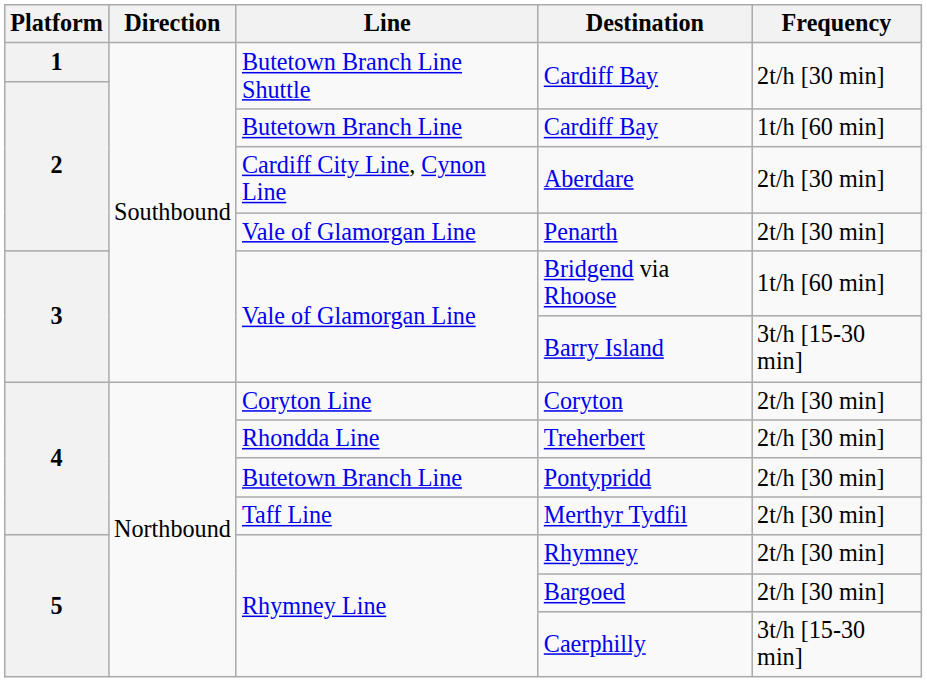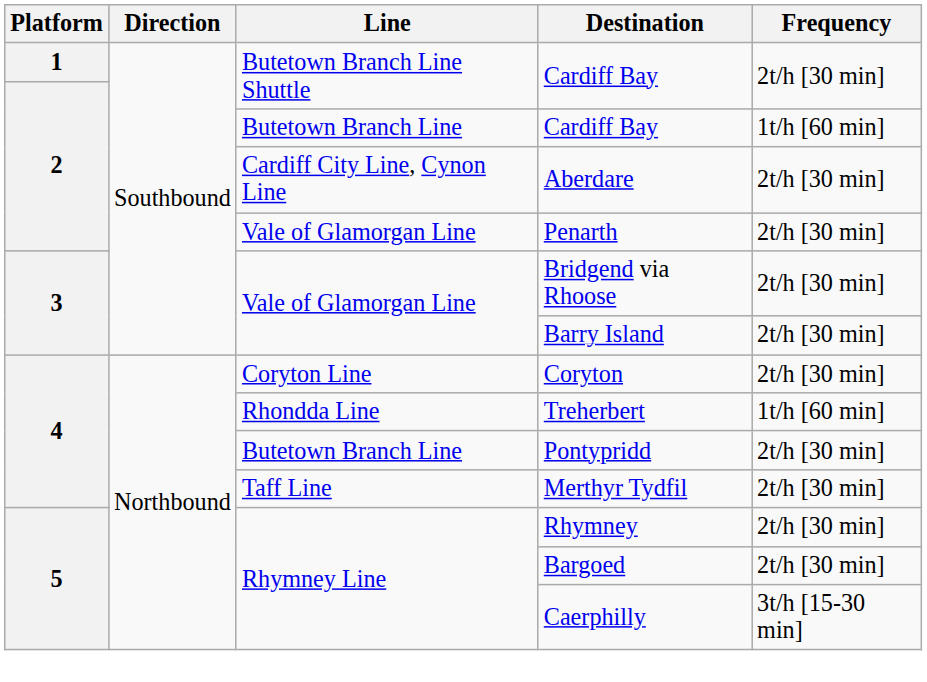(821, 283) 1t/h [60 min] -> (821, 283) 2t/h [30 min]
(811, 348) 3t/h [15-30 min] -> (821, 335) 2t/h [30 min]
(821, 438) 2t/h [30 min] -> (821, 411) 1t/h [60 min]
